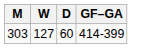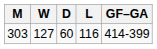+ column: (89, 14)
